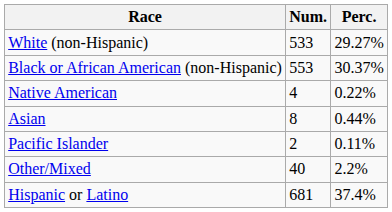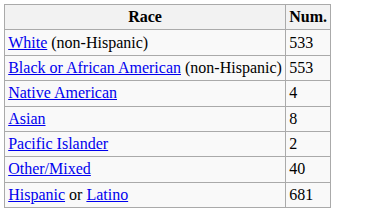- column: (359, 17)
